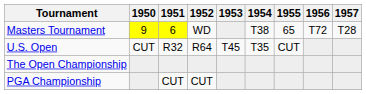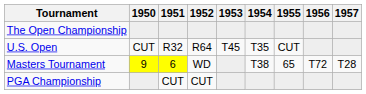rows swapped: (56, 30) <-> (67, 64)
